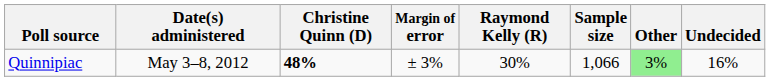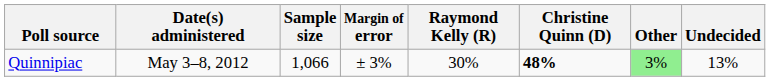columns swapped: (601, 27) <-> (336, 27)
(723, 62) 16% -> (723, 62) 13%
